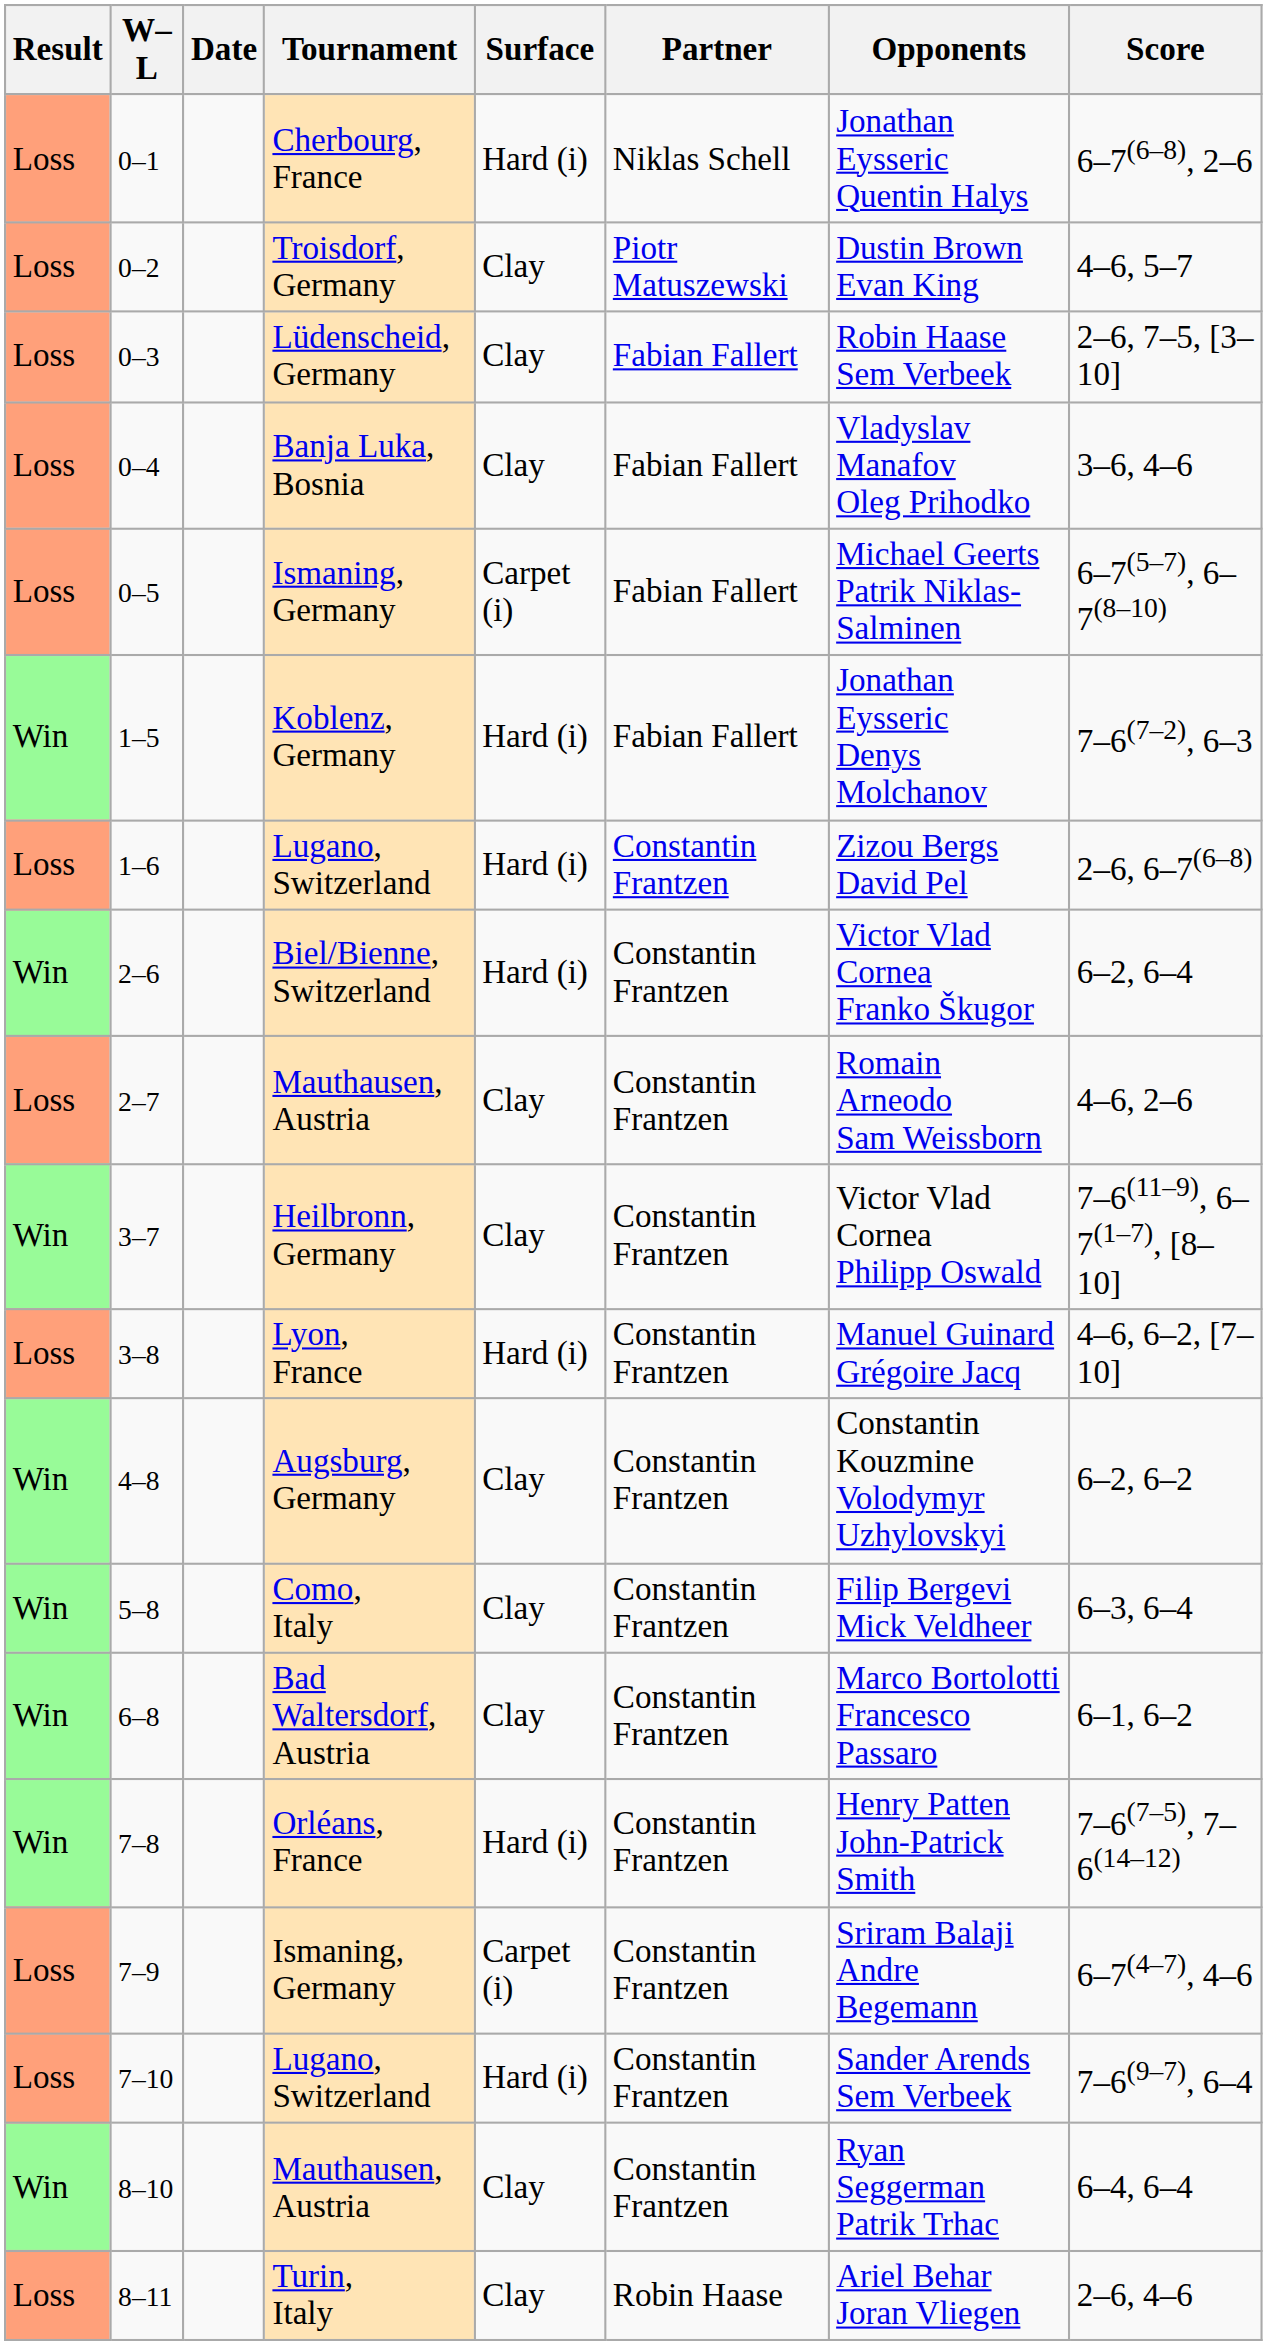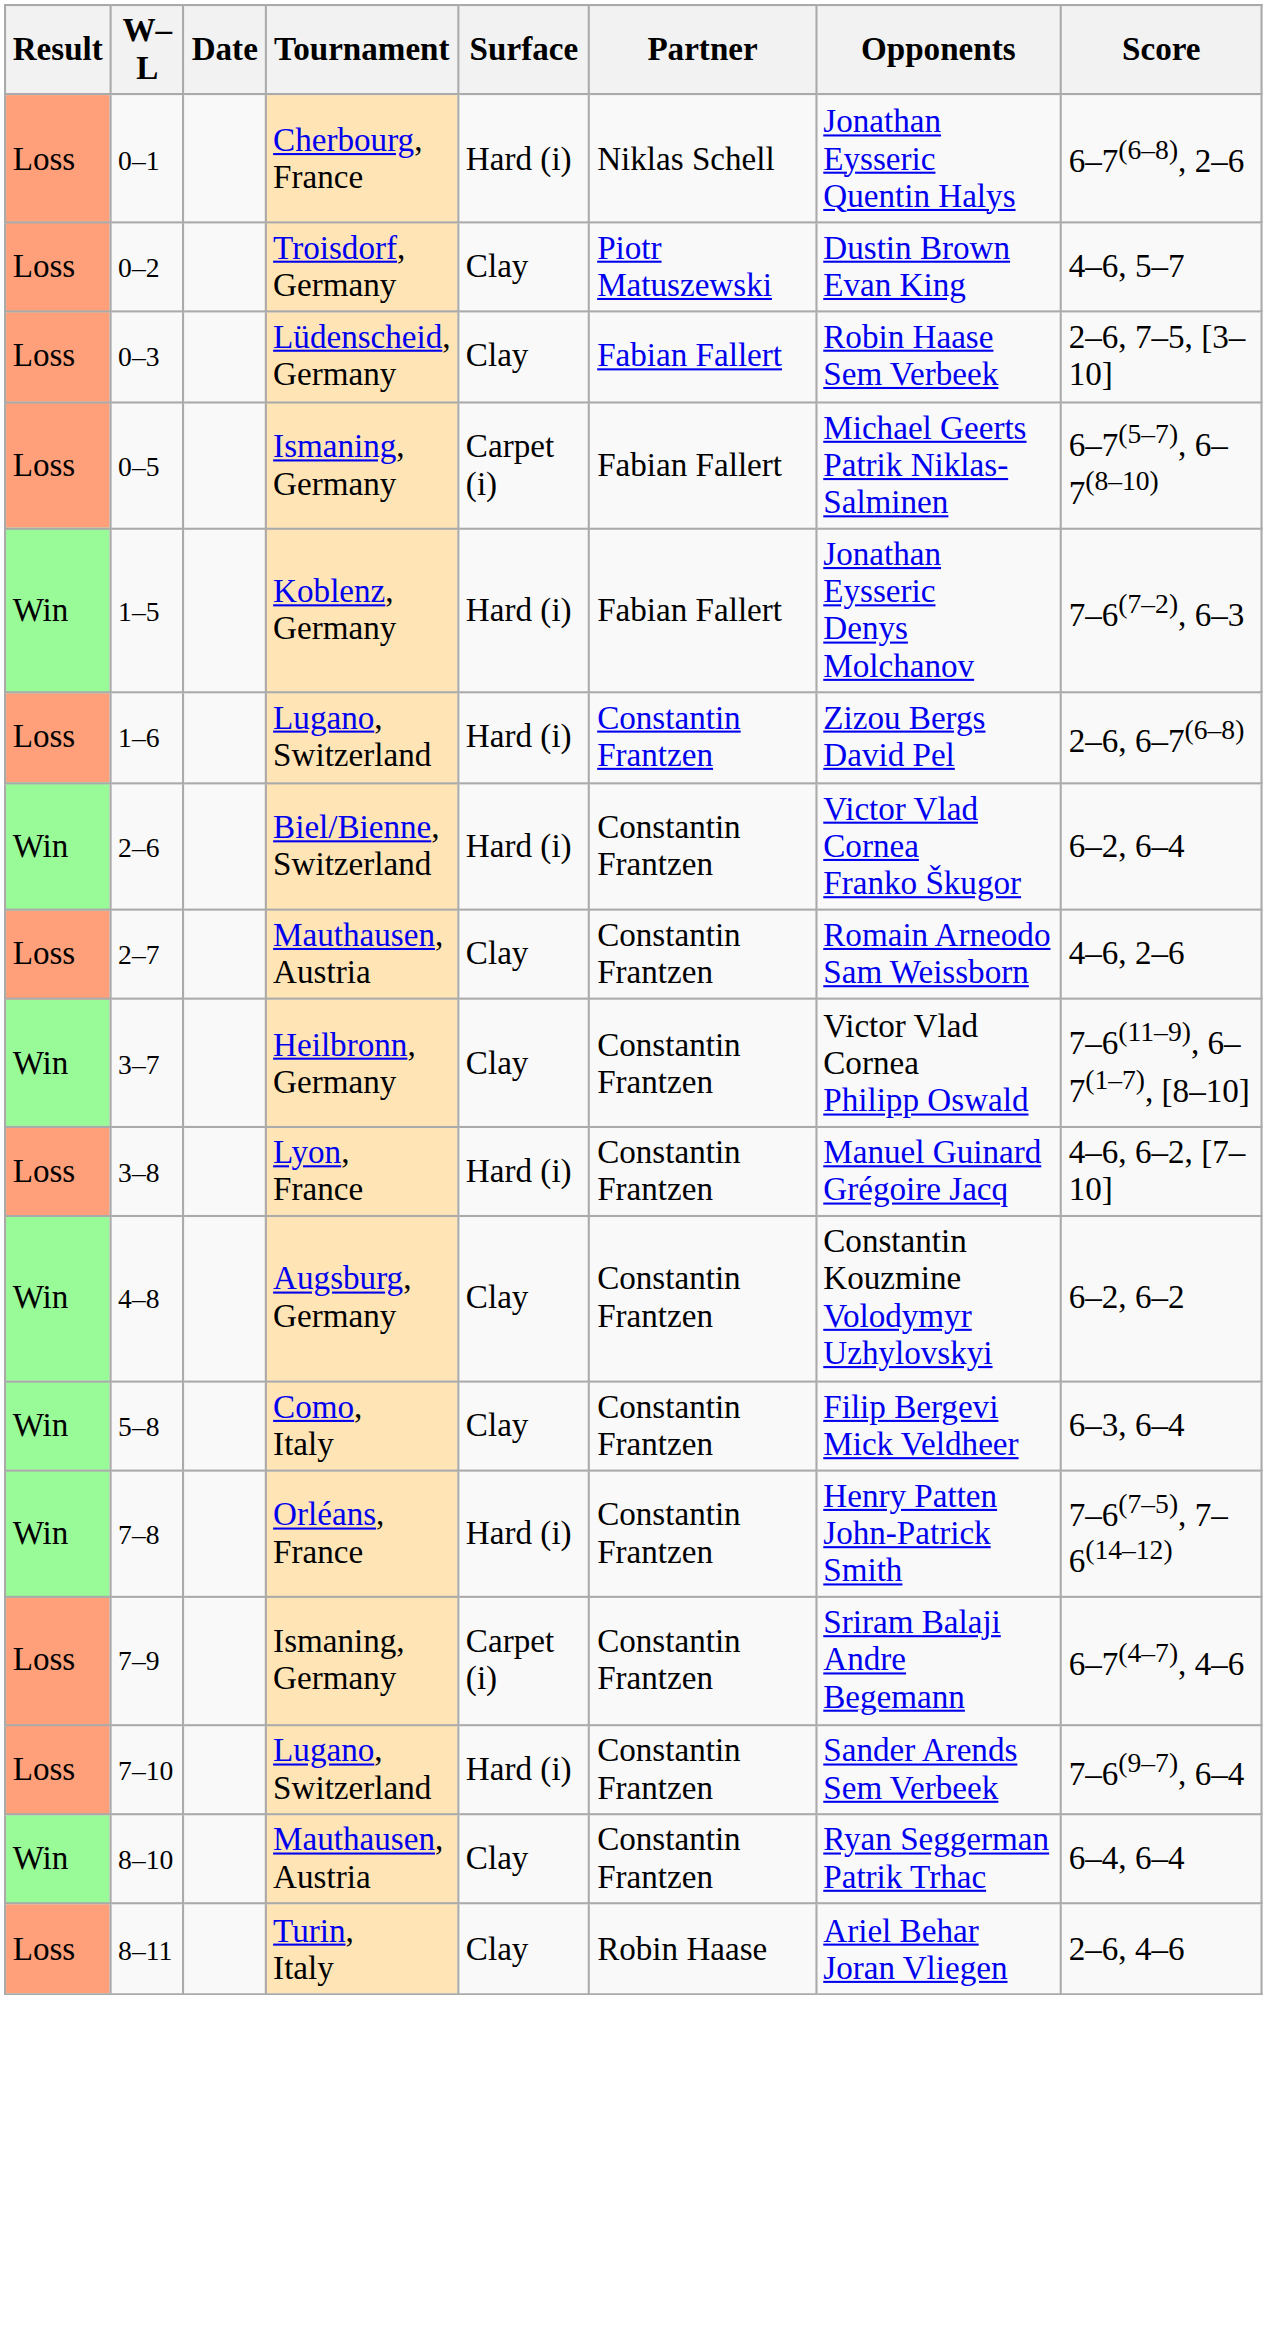- row: (139, 466)
- row: (139, 1717)
